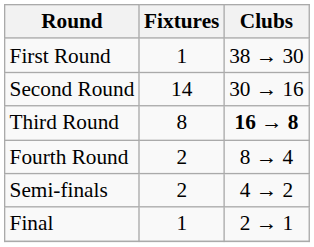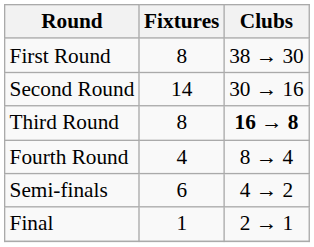(182, 55) 1 -> (182, 55) 8
(182, 156) 2 -> (182, 156) 4
(182, 190) 2 -> (182, 190) 6
